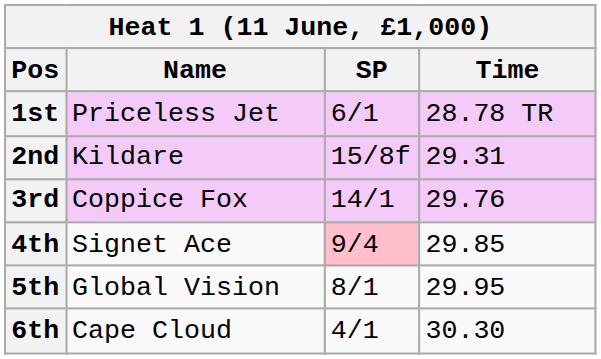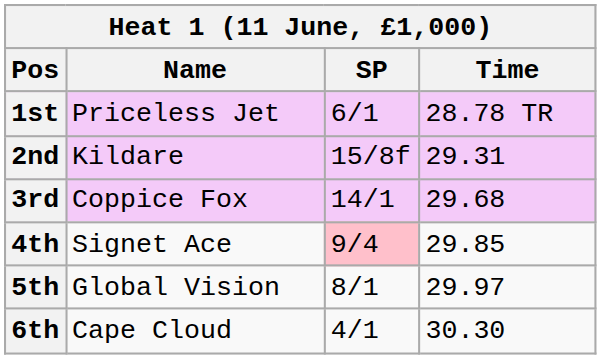(465, 200) 29.76 -> (465, 200) 29.68
(465, 287) 29.95 -> (465, 287) 29.97
